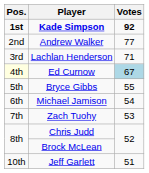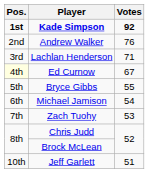(129, 42) 77 -> (129, 42) 76
(129, 72) lightblue background -> (129, 72) no background
